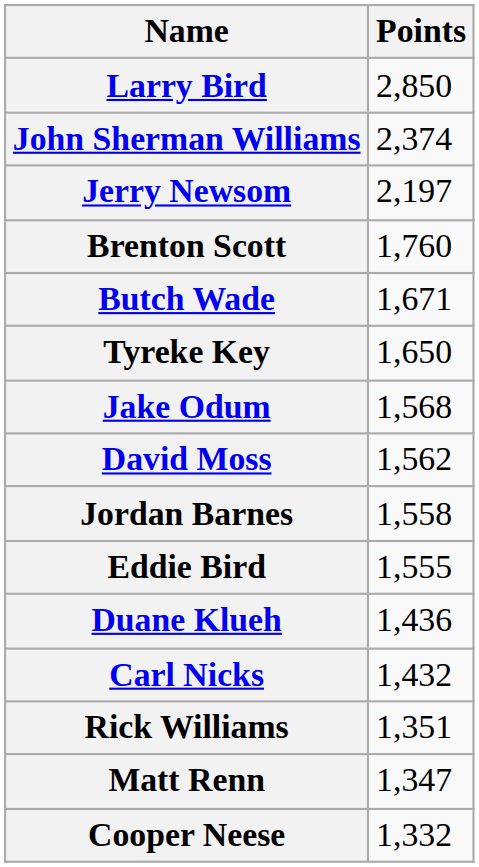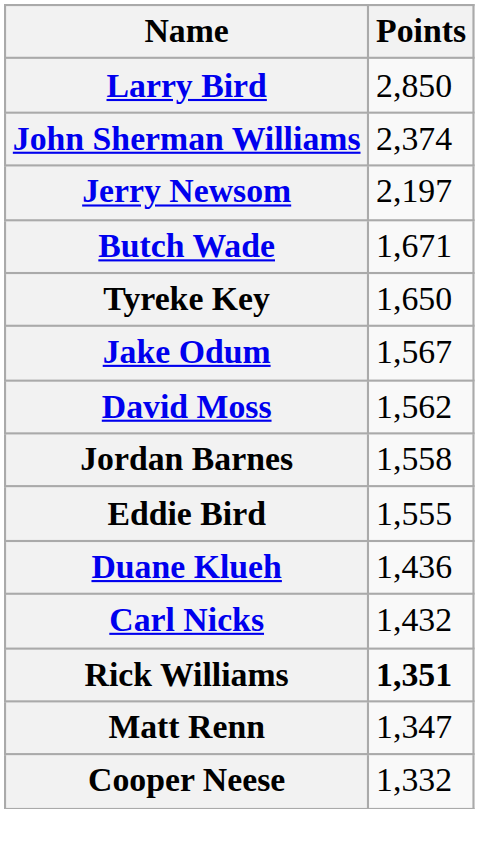- row: (187, 245)
(414, 406) 1,568 -> (414, 352) 1,567
(414, 727) normal -> (414, 673) bold
